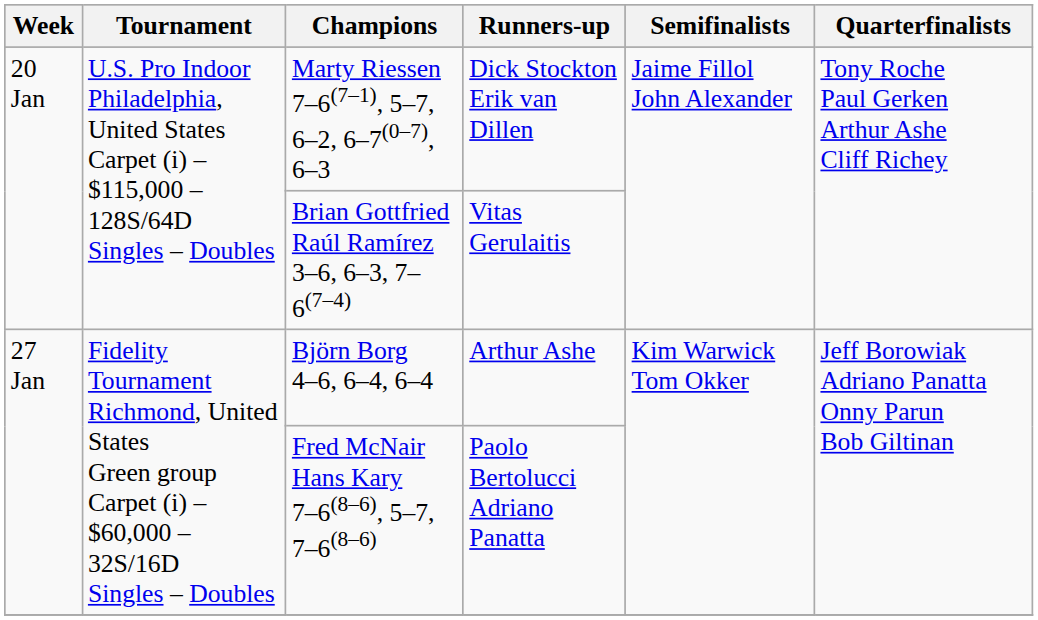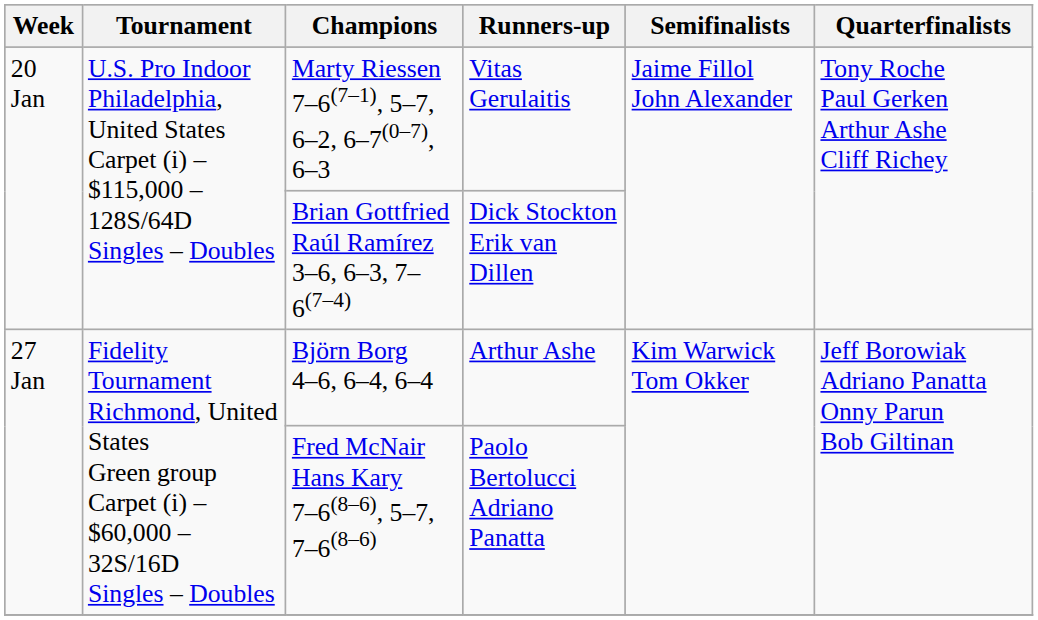(543, 98) Dick Stockton Erik van Dillen -> (520, 83) Vitas Gerulaitis
(520, 227) Vitas Gerulaitis -> (543, 242) Dick Stockton Erik van Dillen
